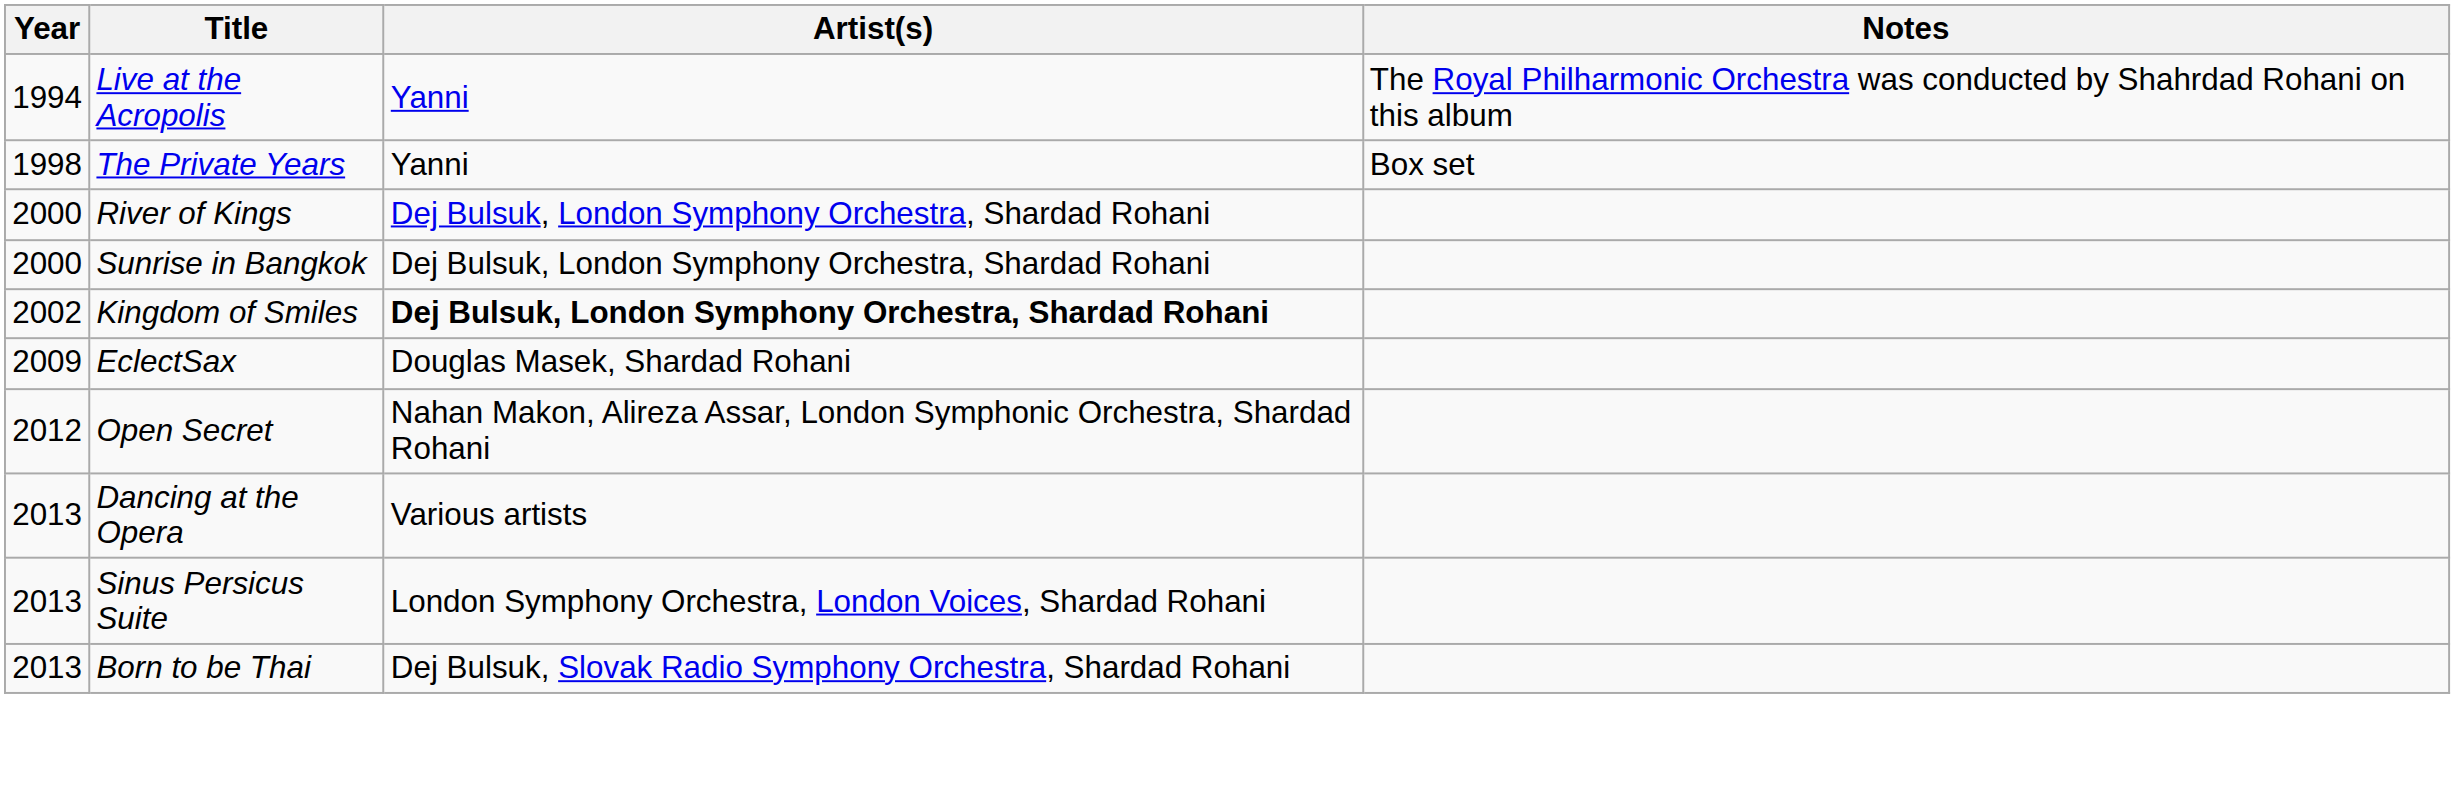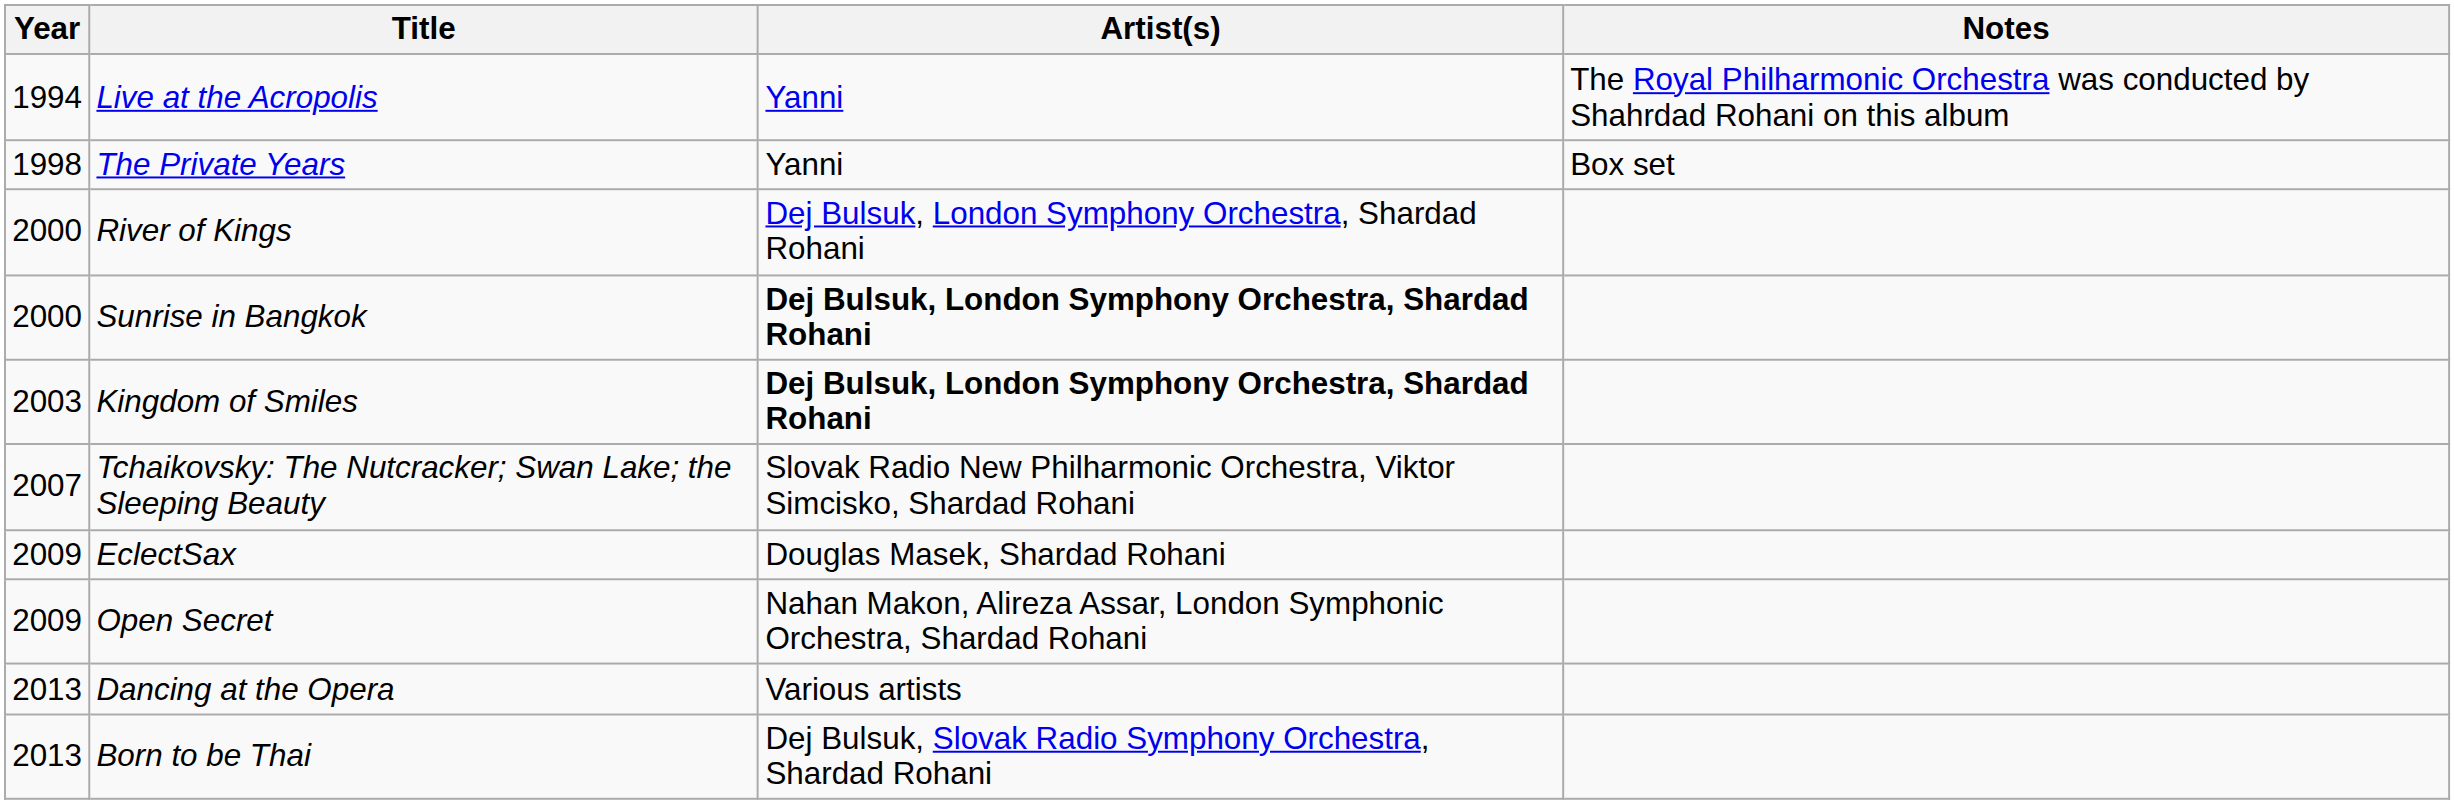(800, 263) normal -> (1147, 316) bold
(47, 313) 2002 -> (47, 401) 2003
+ row: (414, 486)
(47, 430) 2012 -> (47, 621) 2009
- row: (200, 600)
